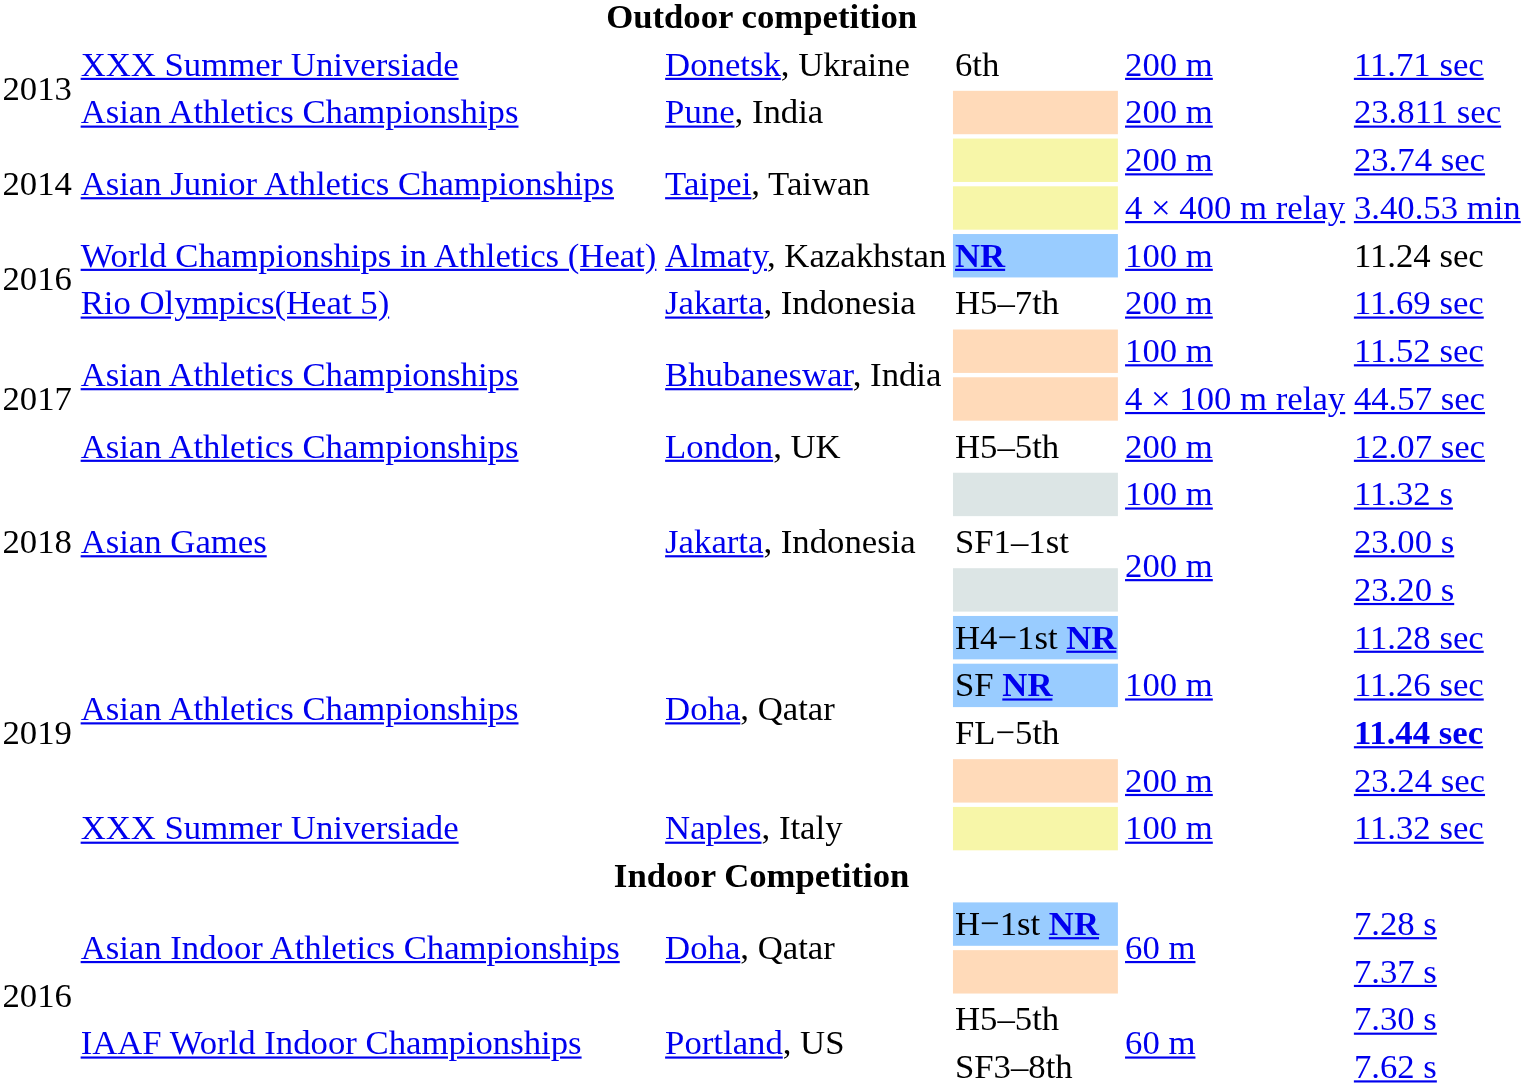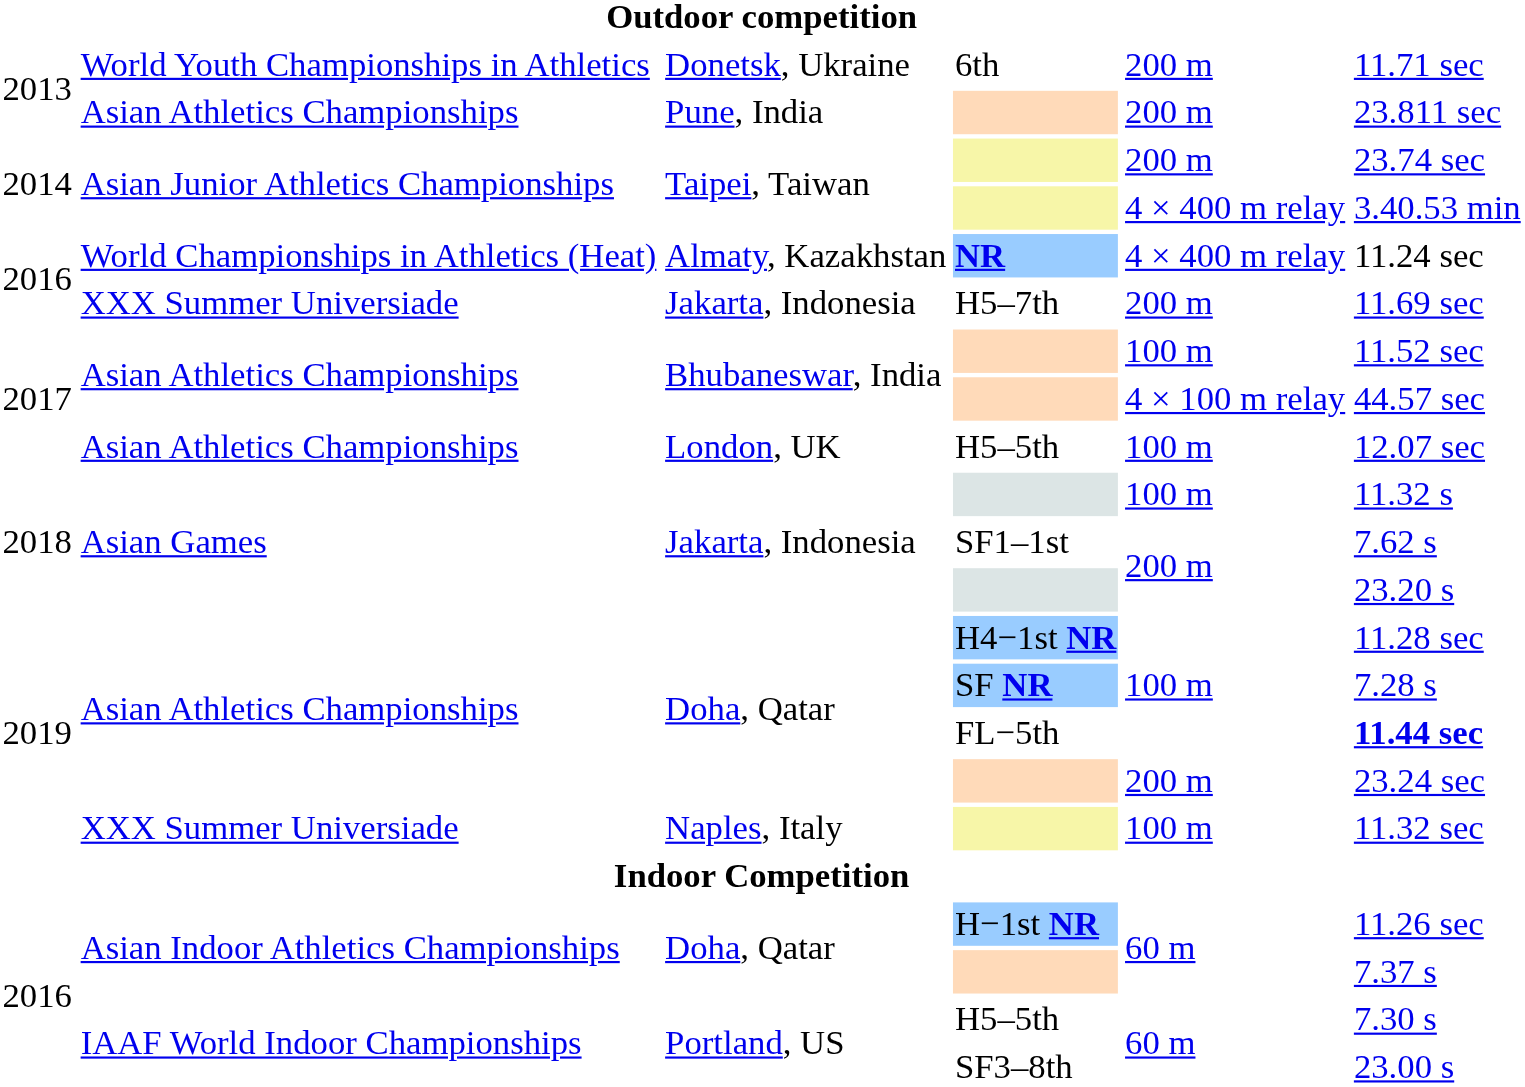(270, 64) XXX Summer Universiade -> (365, 64) World Youth Championships in Athletics
(1169, 255) 100 m -> (1235, 255) 4 × 400 m relay
(235, 302) Rio Olympics(Heat 5) -> (270, 302) XXX Summer Universiade
(1169, 446) 200 m -> (1169, 446) 100 m
(1404, 541) 23.00 s -> (1395, 541) 7.62 s
(1419, 684) 11.26 sec -> (1395, 684) 7.28 s
(1395, 923) 7.28 s -> (1419, 923) 11.26 sec
(1395, 1066) 7.62 s -> (1404, 1066) 23.00 s
